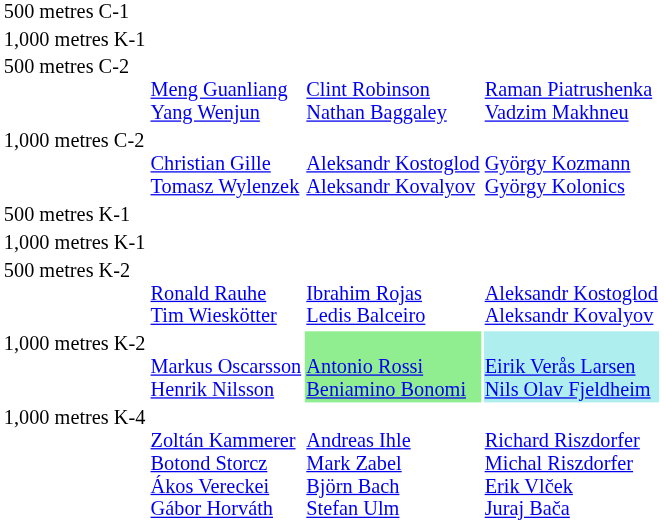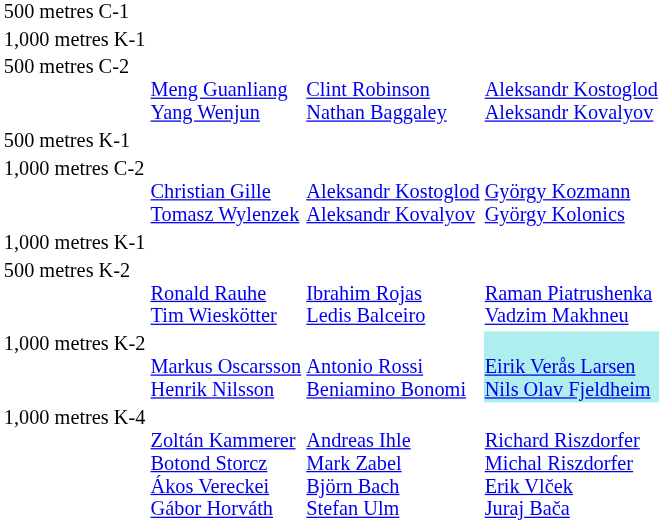(568, 101) Raman Piatrushenka Vadzim Makhneu -> (571, 101) Aleksandr Kostoglod Aleksandr Kovalyov
rows swapped: (74, 140) <-> (67, 214)
(571, 304) Aleksandr Kostoglod Aleksandr Kovalyov -> (568, 304) Raman Piatrushenka Vadzim Makhneu
(386, 378) lightgreen background -> (386, 378) no background
